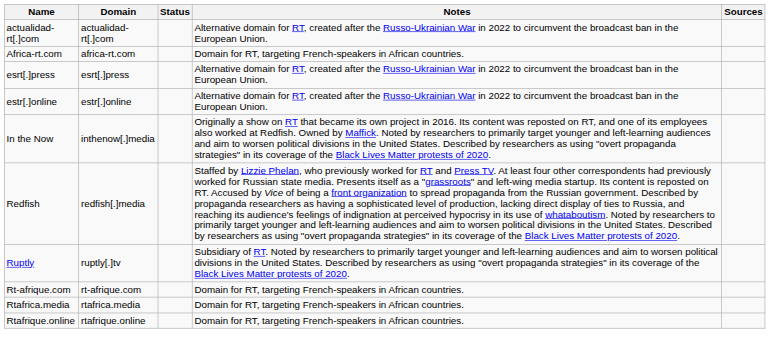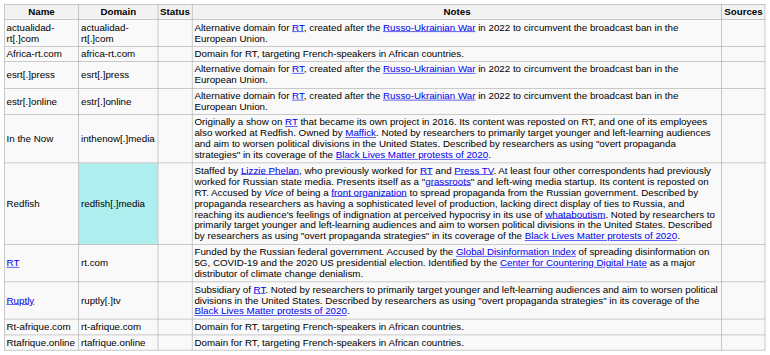(113, 203) no background -> (113, 203) paleturquoise background
+ row: (13, 263)
- row: (38, 305)
